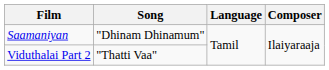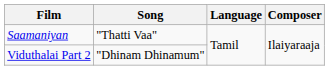(150, 35) "Dhinam Dhinamum" -> (127, 35) "Thatti Vaa"
(127, 55) "Thatti Vaa" -> (150, 55) "Dhinam Dhinamum"
